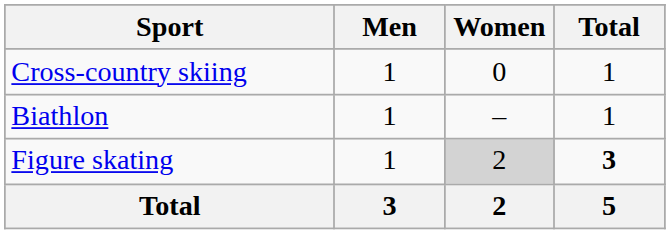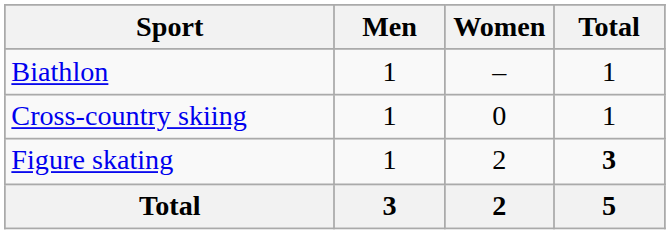rows swapped: (60, 116) <-> (129, 71)
(499, 160) lightgrey background -> (499, 160) no background
